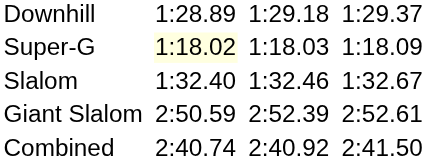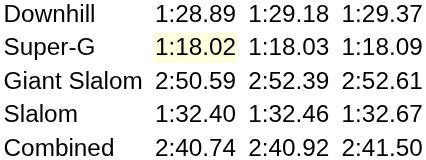rows swapped: (73, 114) <-> (41, 80)
